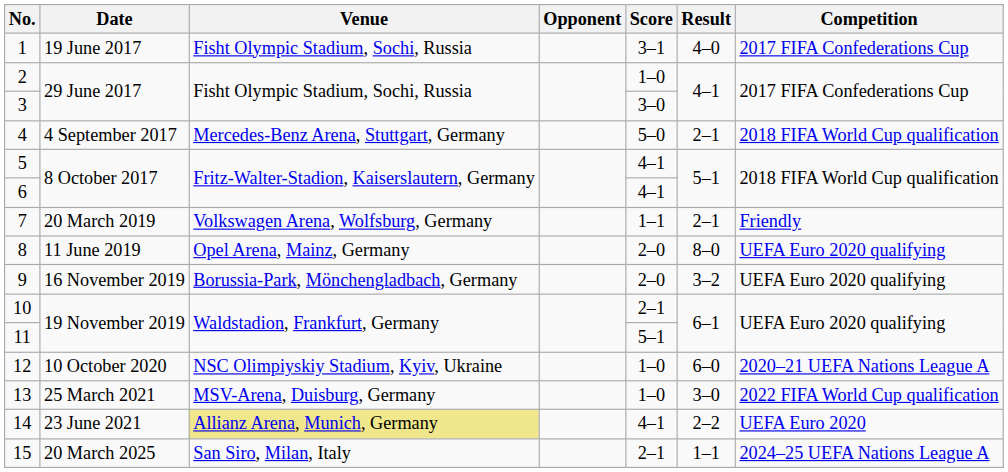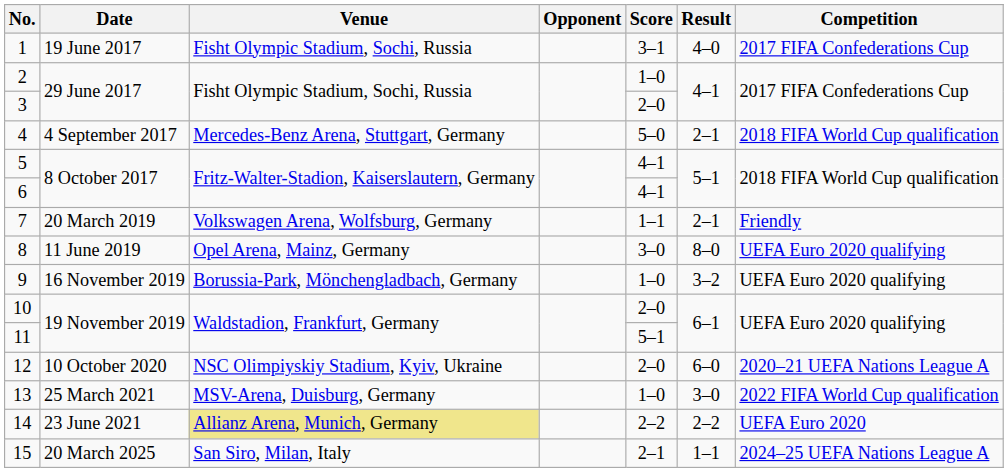(651, 105) 3–0 -> (651, 105) 2–0
(651, 250) 2–0 -> (651, 250) 3–0
(651, 279) 2–0 -> (651, 279) 1–0
(651, 308) 2–1 -> (651, 308) 2–0
(651, 366) 1–0 -> (651, 366) 2–0
(651, 423) 4–1 -> (651, 423) 2–2
